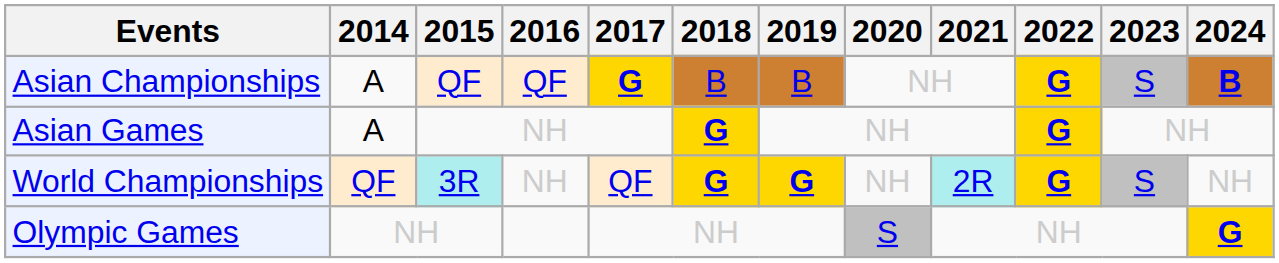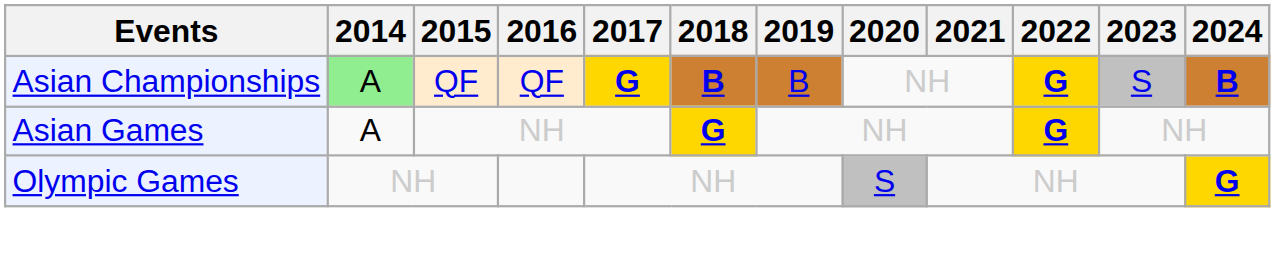(373, 81) no background -> (370, 81) lightgreen background
(716, 81) normal -> (713, 81) bold
- row: (168, 181)
